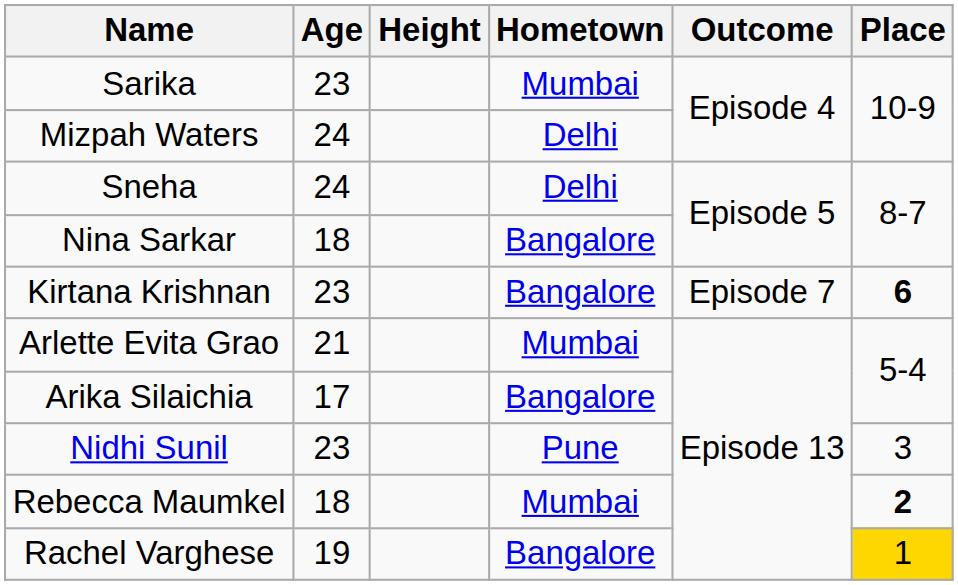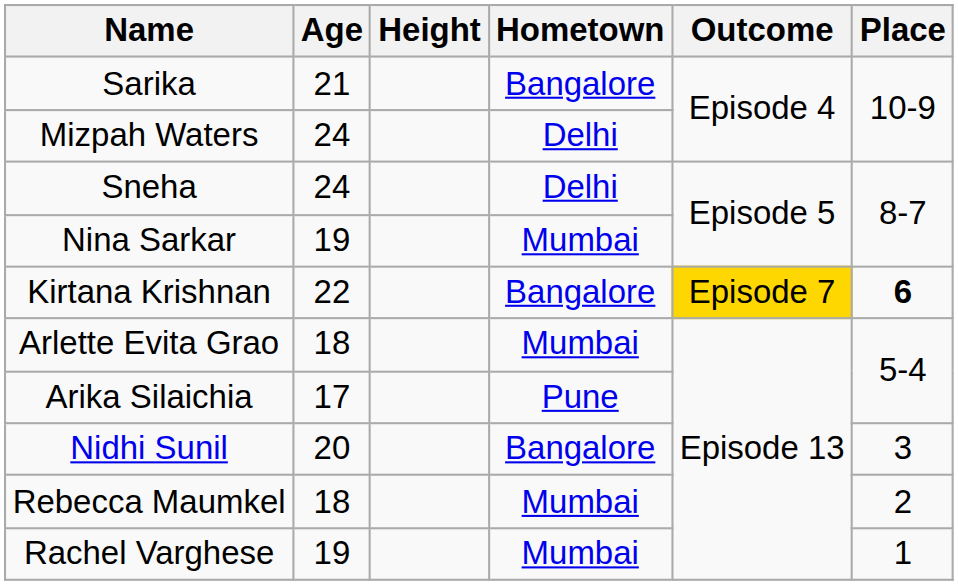(332, 82) 23 -> (332, 82) 21
(580, 82) Mumbai -> (580, 82) Bangalore
(332, 239) 18 -> (332, 239) 19
(580, 239) Bangalore -> (580, 239) Mumbai
(332, 291) 23 -> (332, 291) 22
(762, 291) no background -> (762, 291) gold background
(332, 344) 21 -> (332, 344) 18
(580, 396) Bangalore -> (580, 396) Pune
(332, 448) 23 -> (332, 448) 20
(580, 448) Pune -> (580, 448) Bangalore
(903, 501) bold -> (903, 501) normal
(580, 553) Bangalore -> (580, 553) Mumbai
(903, 553) gold background -> (903, 553) no background
